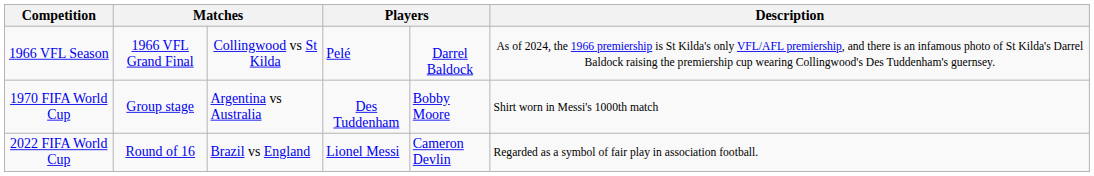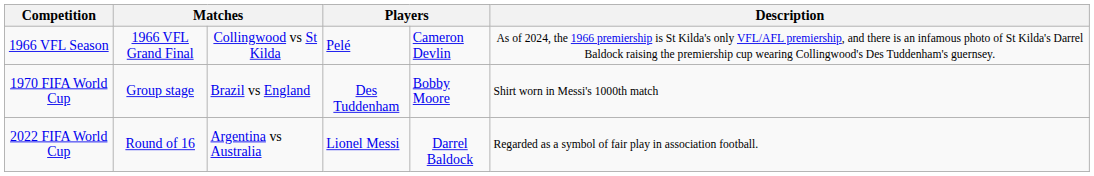(450, 61) Darrel Baldock -> (438, 45) Cameron Devlin
(246, 106) Argentina vs Australia -> (260, 91) Brazil vs England
(260, 152) Brazil vs England -> (246, 144) Argentina vs Australia
(438, 152) Cameron Devlin -> (450, 152) Darrel Baldock
